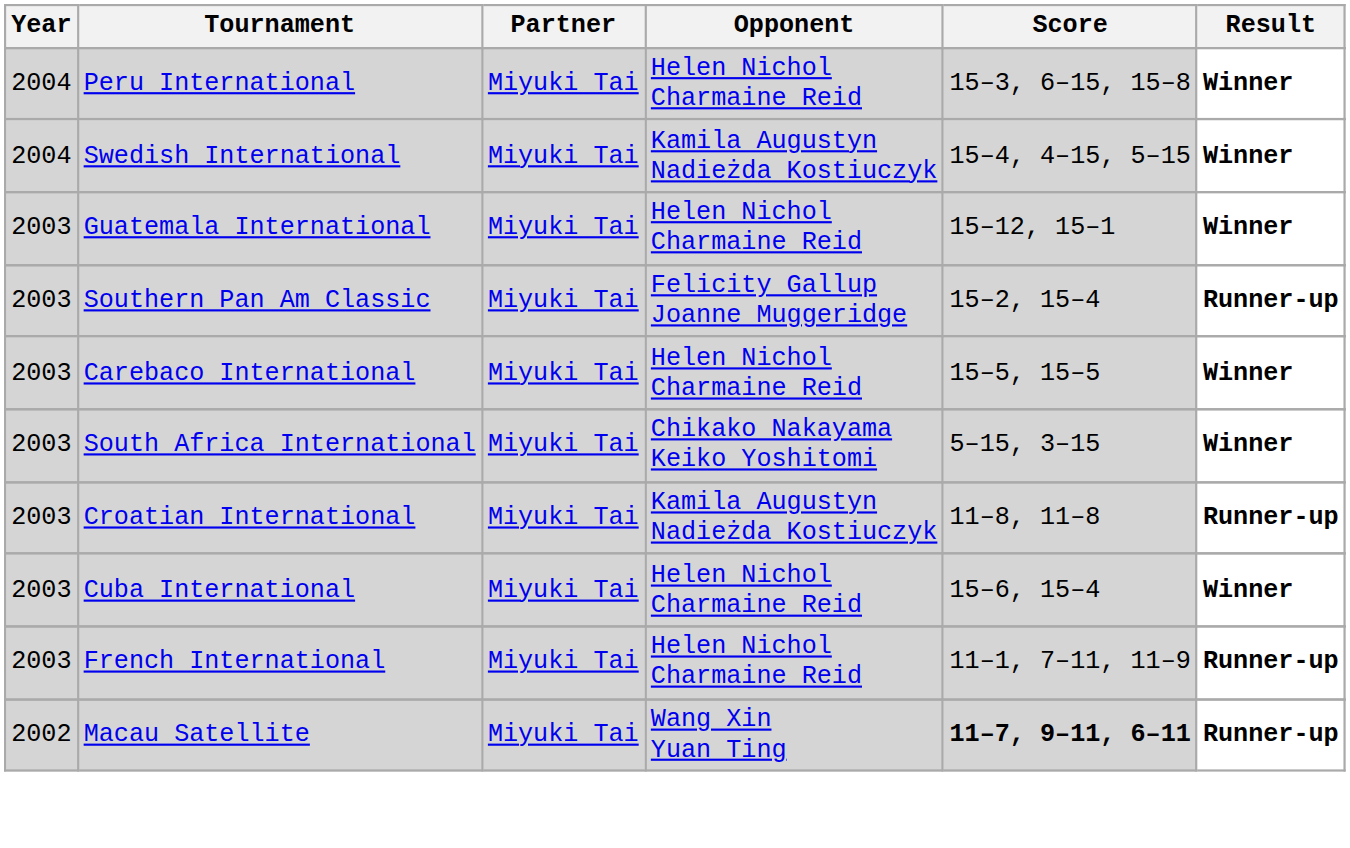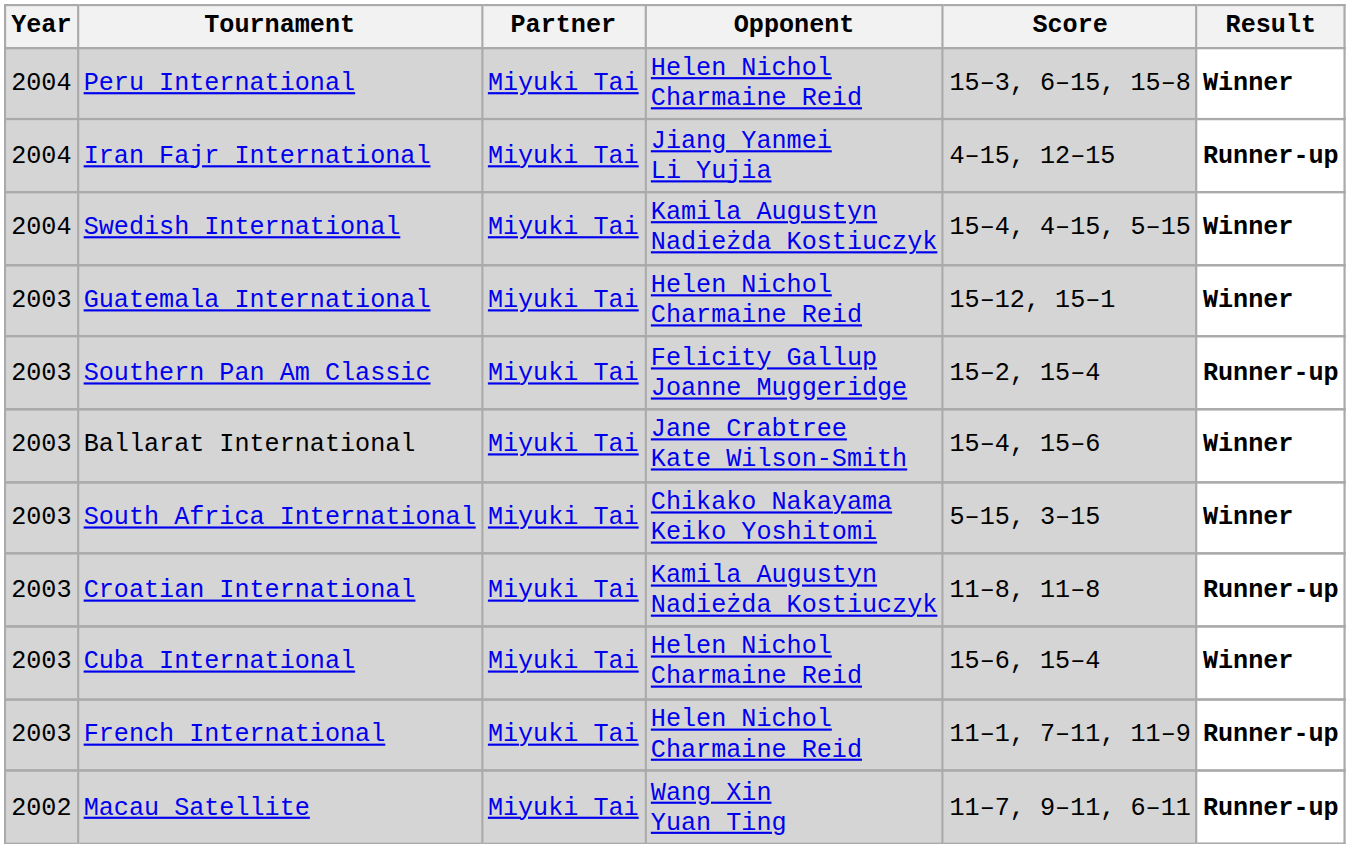+ row: (257, 156)
+ row: (250, 445)
- row: (250, 373)
(1070, 734) bold -> (1070, 807) normal
